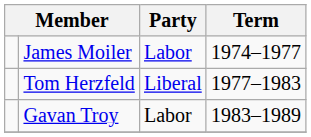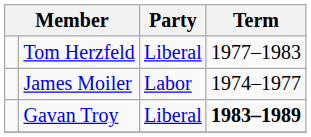rows swapped: (78, 52) <-> (79, 83)
(168, 115) Labor -> (173, 115) Liberal
(256, 115) normal -> (256, 115) bold
